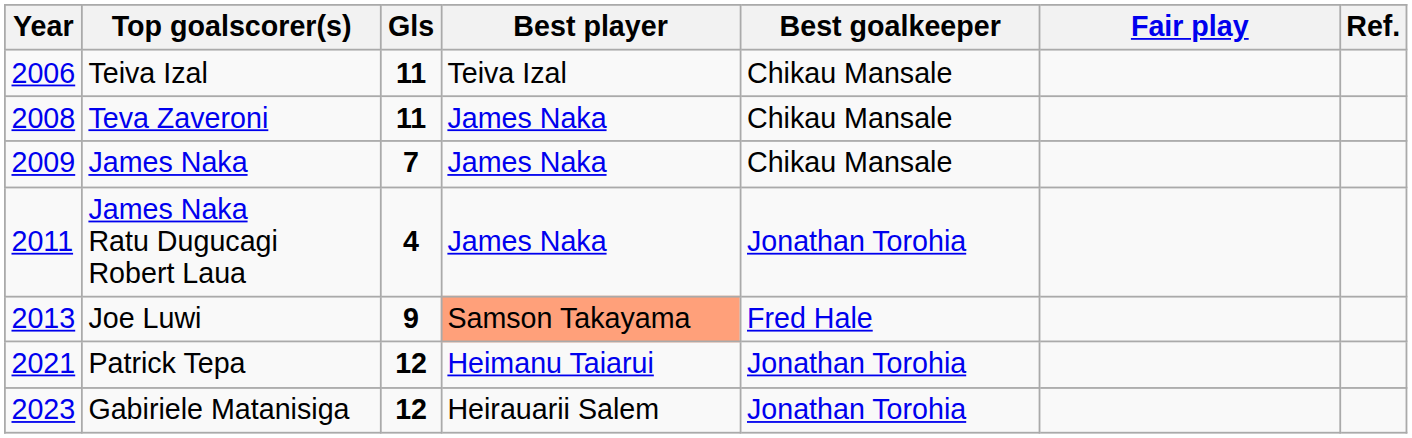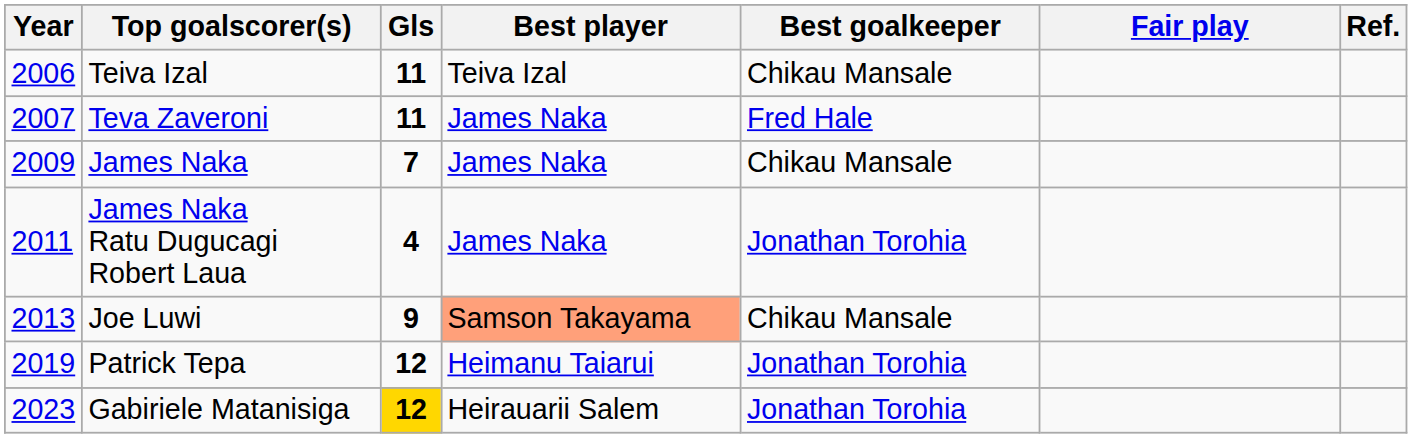(43, 118) 2008 -> (43, 118) 2007
(850, 118) Chikau Mansale -> (810, 118) Fred Hale
(810, 318) Fred Hale -> (850, 318) Chikau Mansale
(43, 364) 2021 -> (43, 364) 2019
(411, 409) no background -> (411, 409) gold background
